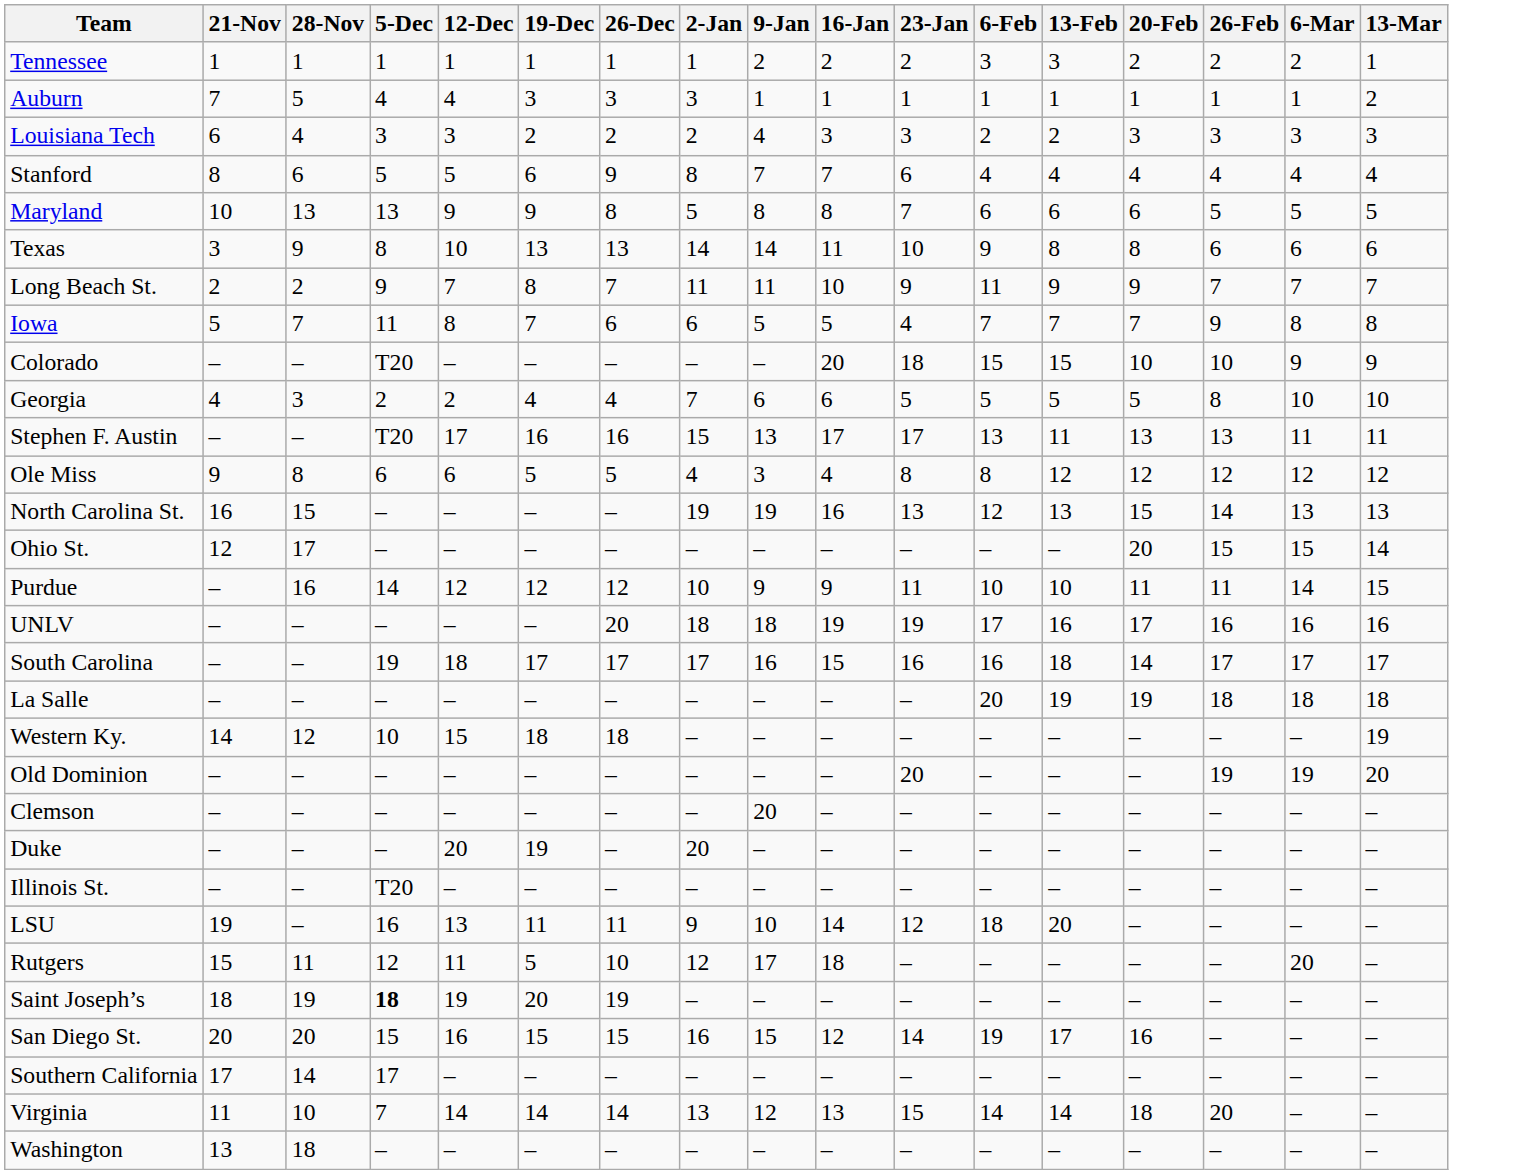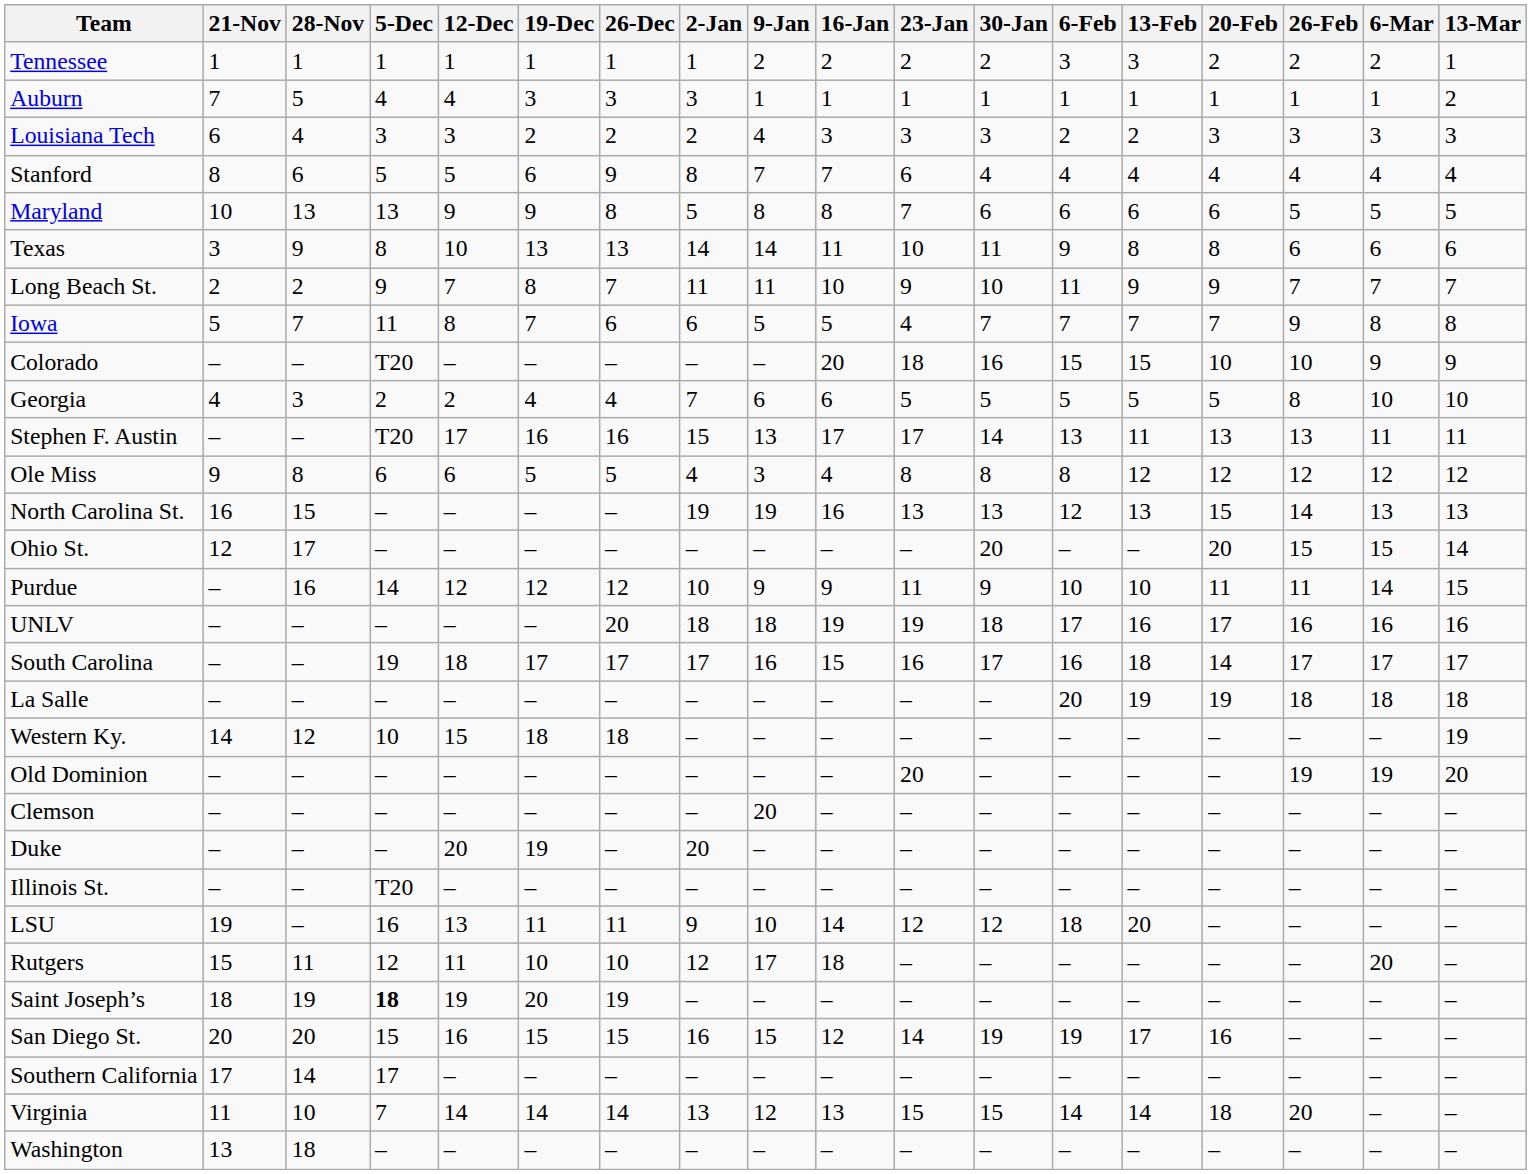+ column: (1014, 23)
(530, 962) 5 -> (536, 962) 10
